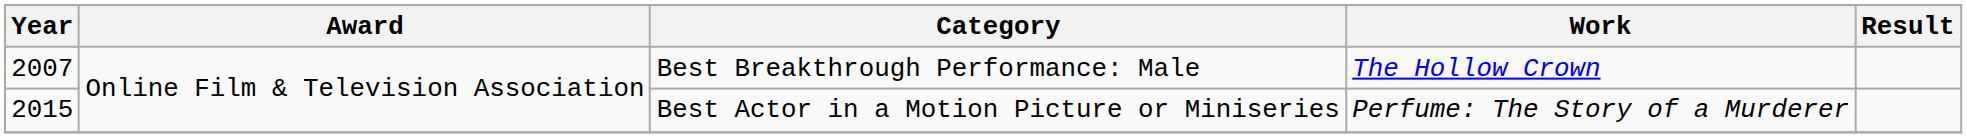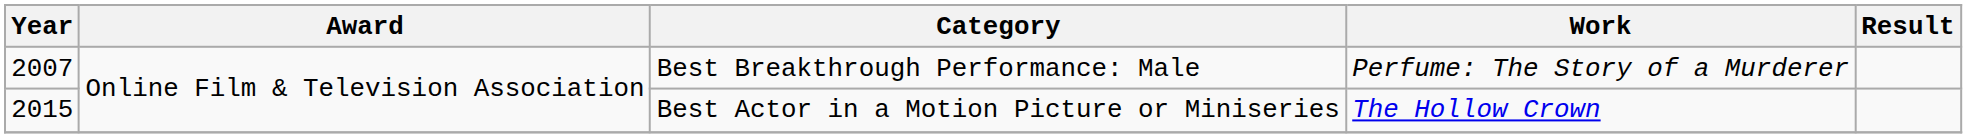(1476, 68) The Hollow Crown -> (1601, 68) Perfume: The Story of a Murderer
(1601, 110) Perfume: The Story of a Murderer -> (1476, 110) The Hollow Crown
